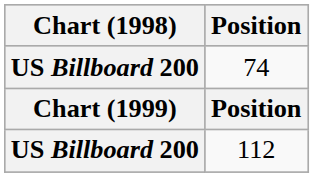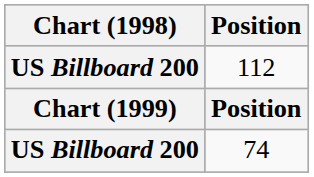rows swapped: (256, 66) <-> (256, 150)
